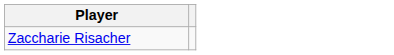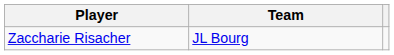+ column: (286, 15)
